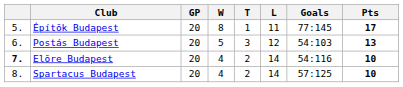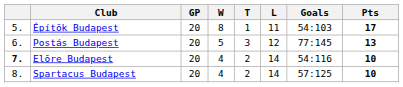(315, 28) 77:145 -> (315, 28) 54:103
(315, 43) 54:103 -> (315, 43) 77:145
